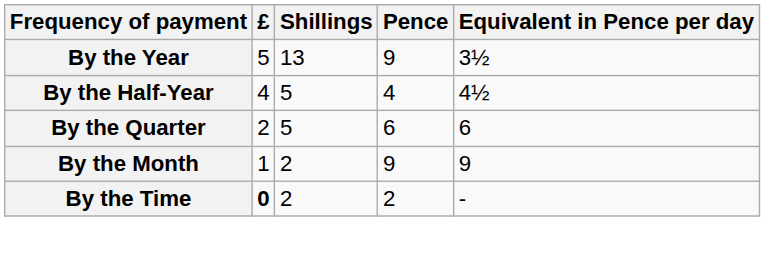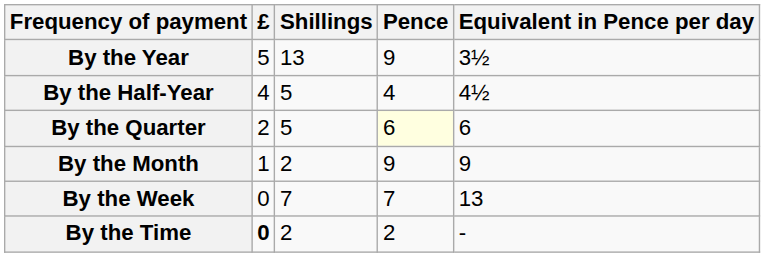(389, 127) no background -> (389, 127) lightyellow background
+ row: (128, 198)
